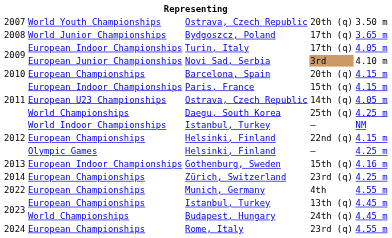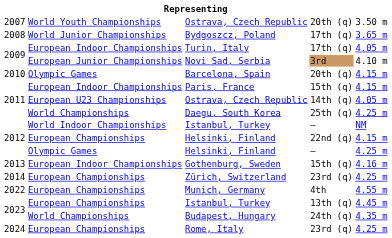(87, 74) European Championships -> (63, 74) Olympic Games
(372, 216) 4.45 m -> (372, 216) 4.35 m
(372, 229) 4.55 m -> (372, 229) 4.25 m
